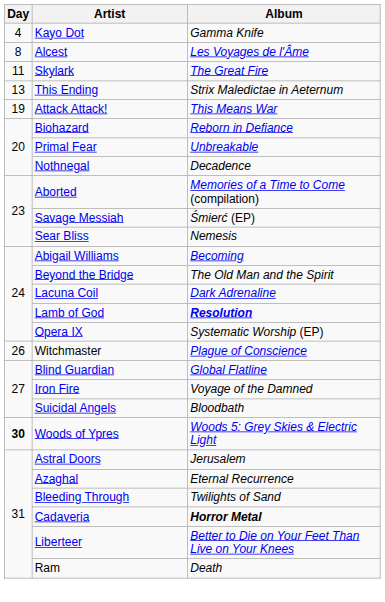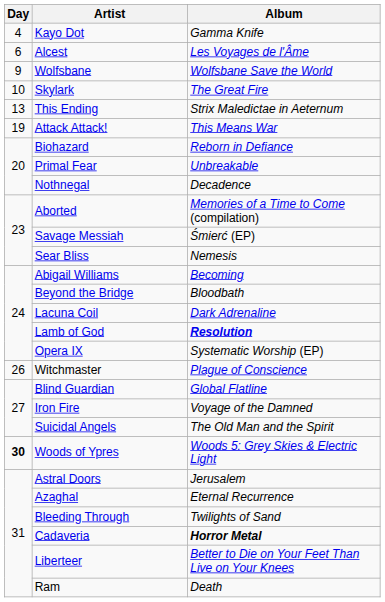(18, 52) 8 -> (18, 52) 6
+ row: (63, 71)
(18, 71) 11 -> (18, 90) 10
(262, 274) The Old Man and the Spirit -> (217, 293) Bloodbath
(217, 408) Bloodbath -> (262, 427) The Old Man and the Spirit
